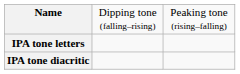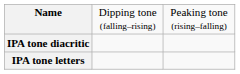rows swapped: (48, 60) <-> (48, 43)
